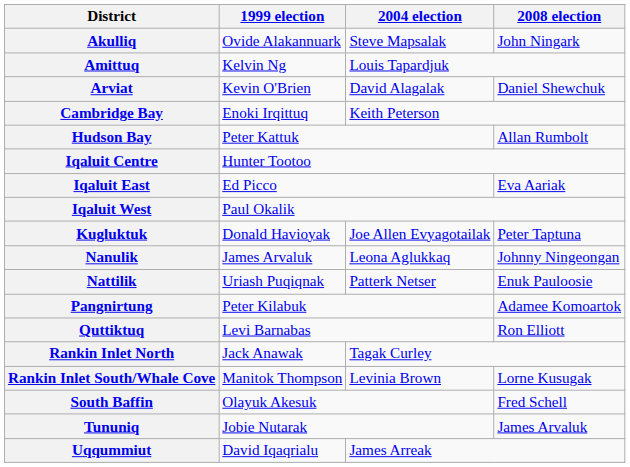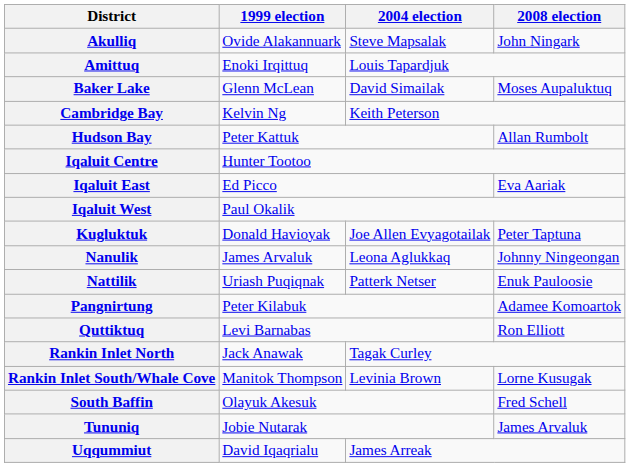(254, 64) Kelvin Ng -> (265, 64) Enoki Irqittuq
- row: (112, 88)
+ row: (112, 88)
(265, 112) Enoki Irqittuq -> (254, 112) Kelvin Ng
